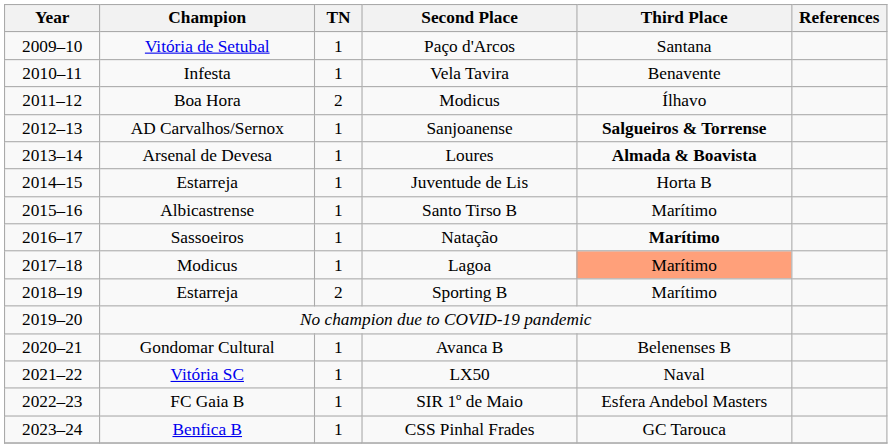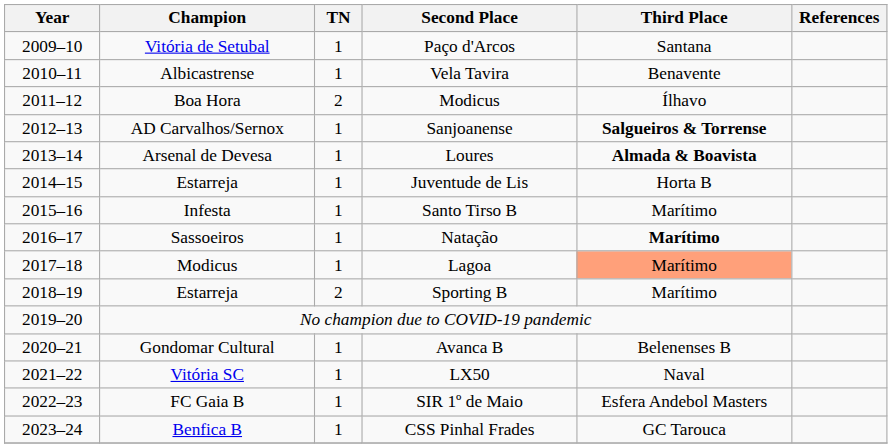(207, 73) Infesta -> (207, 73) Albicastrense
(207, 210) Albicastrense -> (207, 210) Infesta
